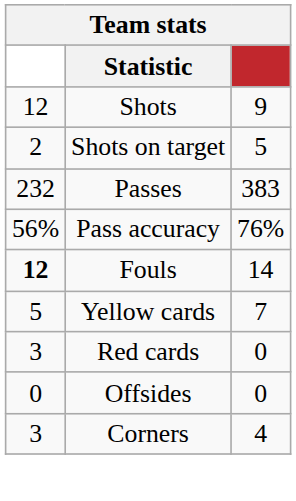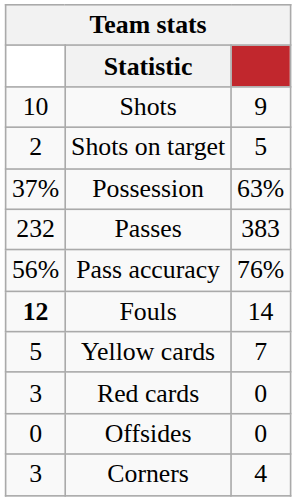(36, 106) 12 -> (36, 106) 10
+ row: (148, 188)
